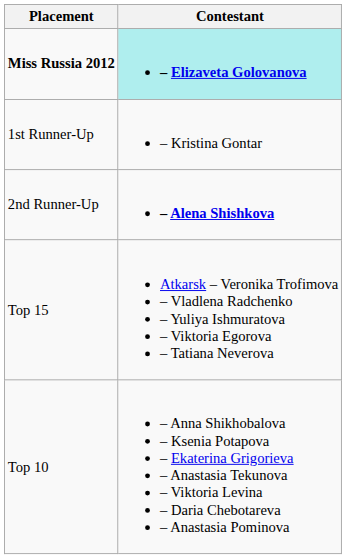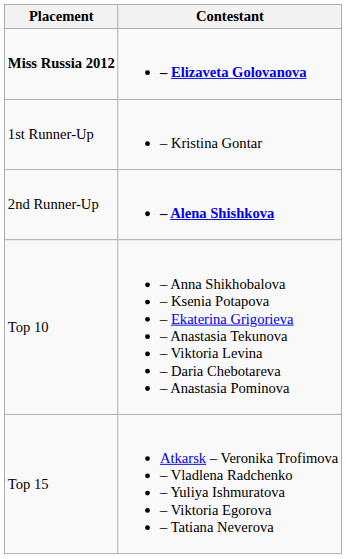(230, 73) paleturquoise background -> (230, 73) no background
rows swapped: (28, 466) <-> (28, 310)
